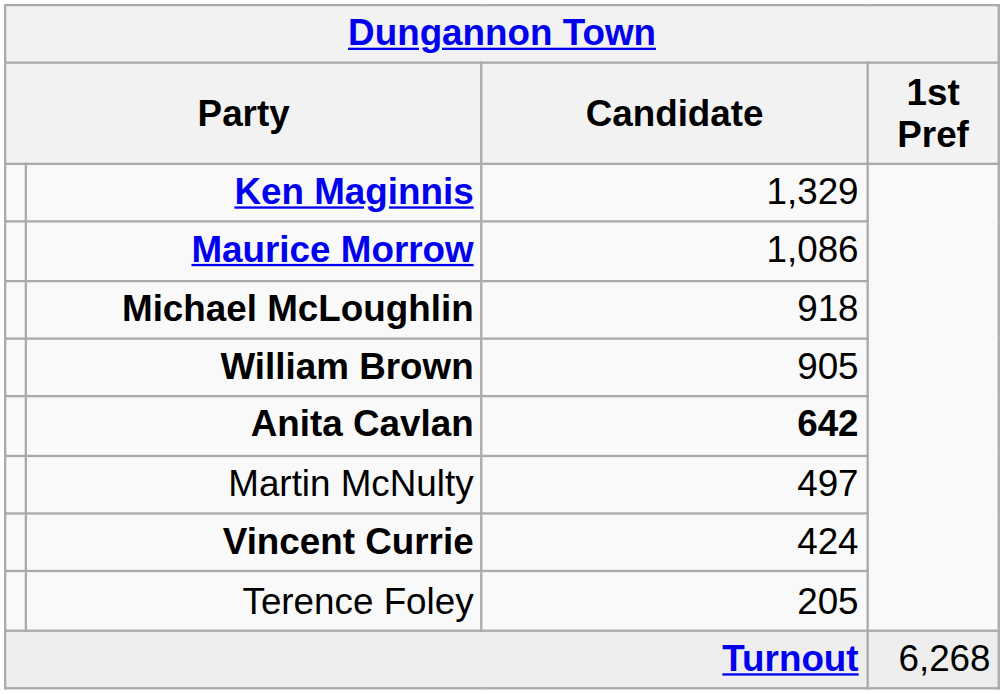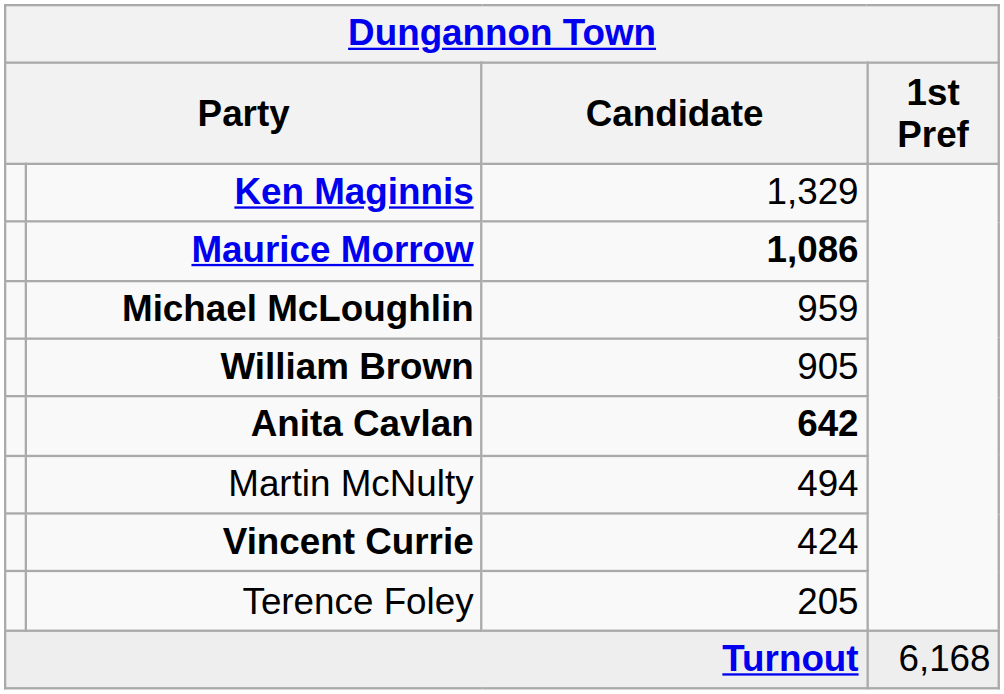(813, 250) normal -> (813, 250) bold
(828, 308) 918 -> (828, 308) 959
(828, 483) 497 -> (828, 483) 494
(945, 658) 6,268 -> (945, 658) 6,168
